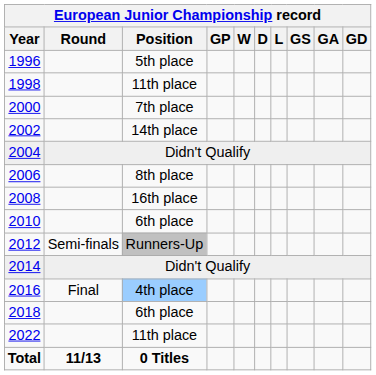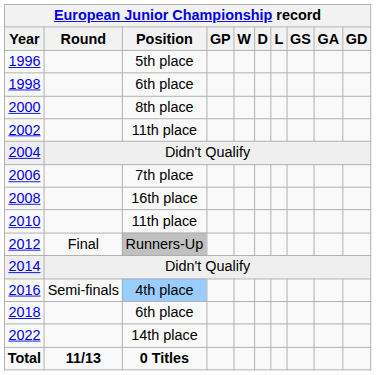(164, 84) 11th place -> (164, 84) 6th place
(164, 107) 7th place -> (164, 107) 8th place
(164, 130) 14th place -> (164, 130) 11th place
(164, 175) 8th place -> (164, 175) 7th place
(164, 221) 6th place -> (164, 221) 11th place
(83, 244) Semi-finals -> (83, 244) Final
(83, 289) Final -> (83, 289) Semi-finals
(164, 335) 11th place -> (164, 335) 14th place
